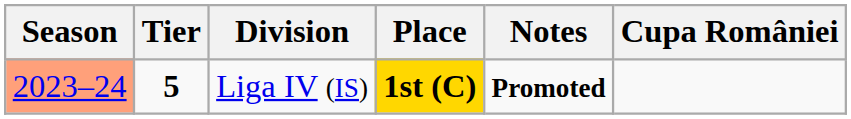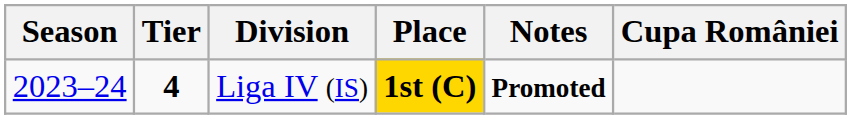(70, 85) lightsalmon background -> (70, 85) no background
(171, 85) 5 -> (171, 85) 4
